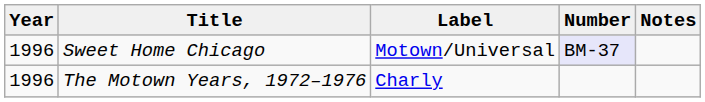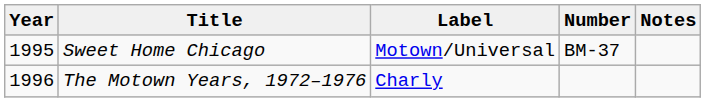(32, 50) 1996 -> (32, 50) 1995
(592, 50) lavender background -> (592, 50) no background
